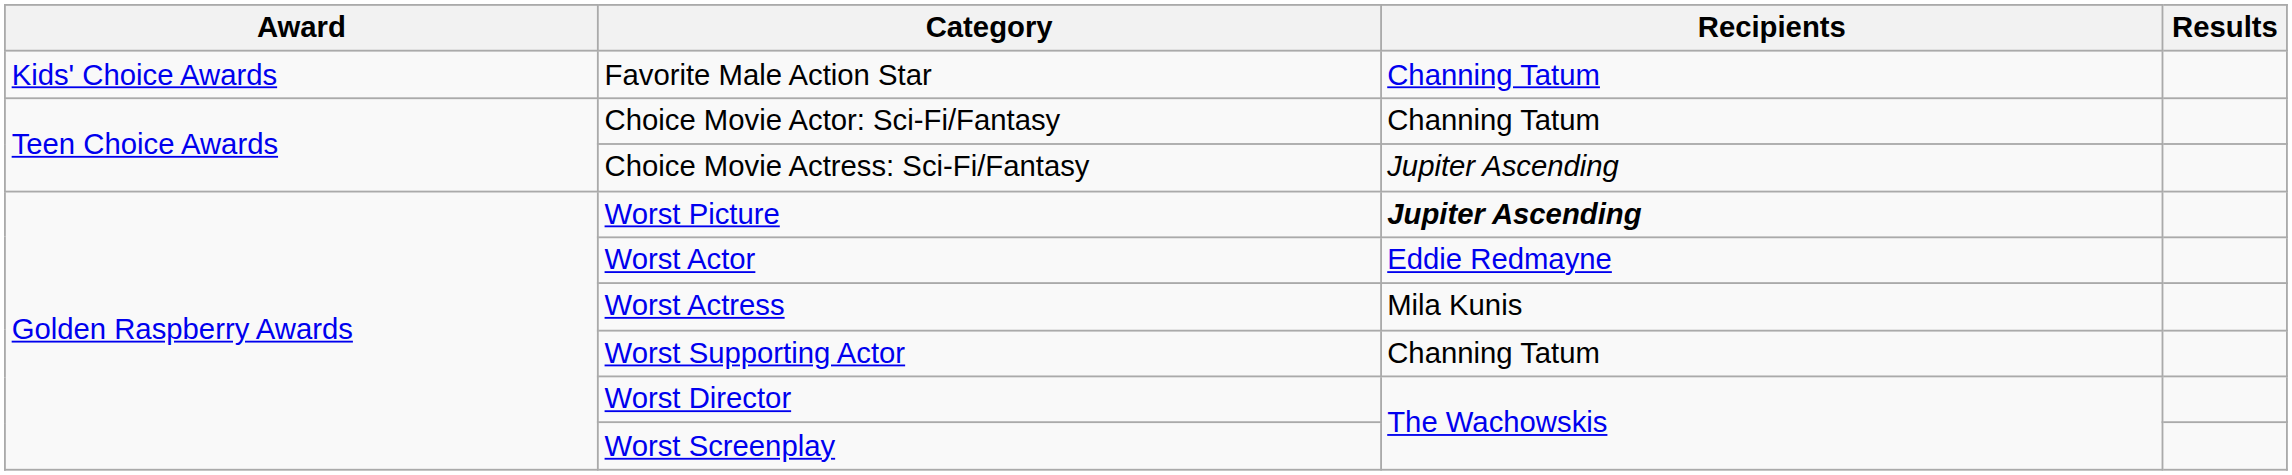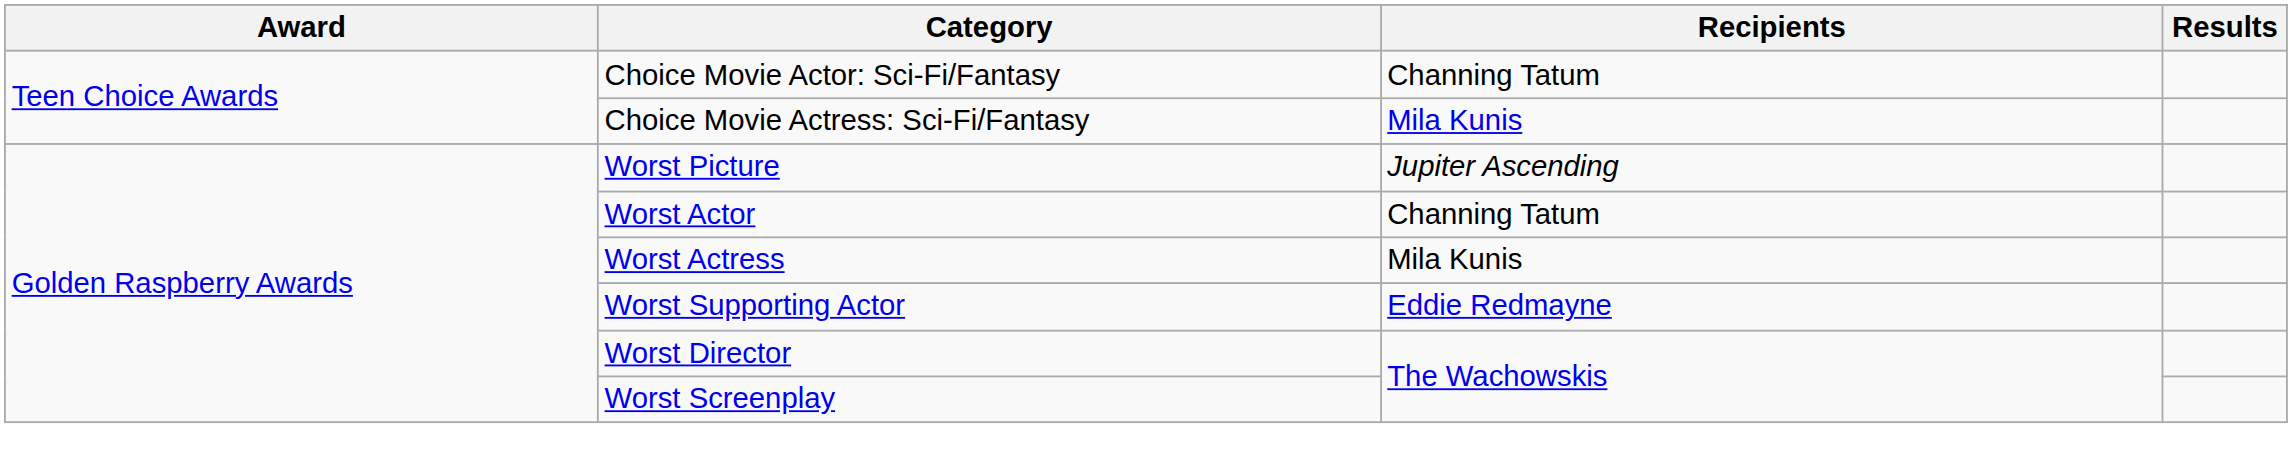- row: (768, 74)
(1503, 167) Jupiter Ascending -> (1455, 120) Mila Kunis
(1514, 213) bold -> (1503, 167) normal
(1500, 259) Eddie Redmayne -> (1494, 213) Channing Tatum
(1494, 352) Channing Tatum -> (1500, 306) Eddie Redmayne
